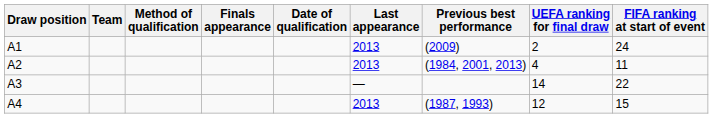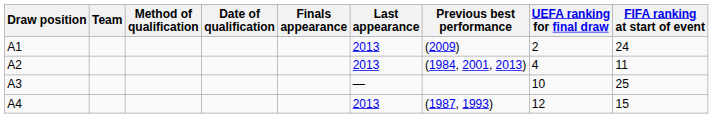columns swapped: (312, 20) <-> (238, 20)
(538, 84) 14 -> (538, 84) 10
(622, 84) 22 -> (622, 84) 25
